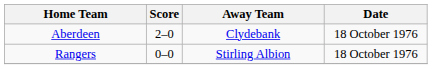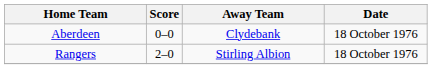(164, 34) 2–0 -> (164, 34) 0–0
(164, 53) 0–0 -> (164, 53) 2–0
